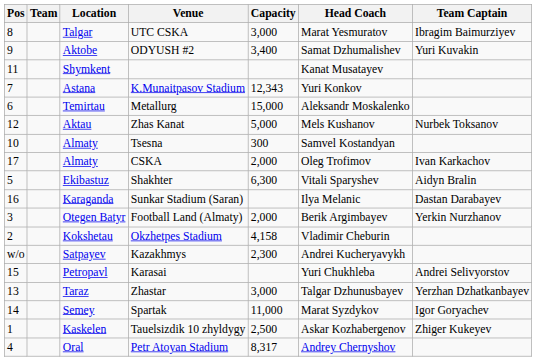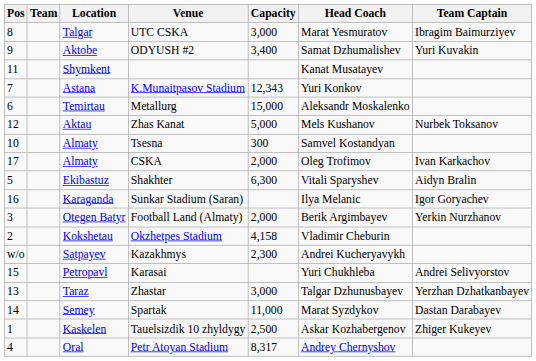(458, 198) Dastan Darabayev -> (452, 198) Igor Goryachev
(452, 310) Igor Goryachev -> (458, 310) Dastan Darabayev
